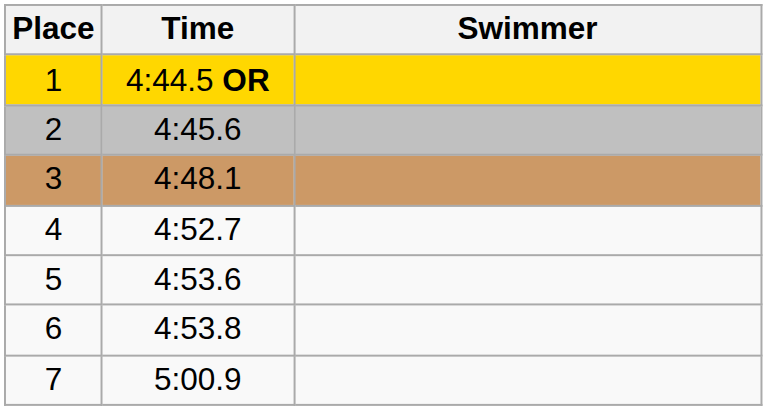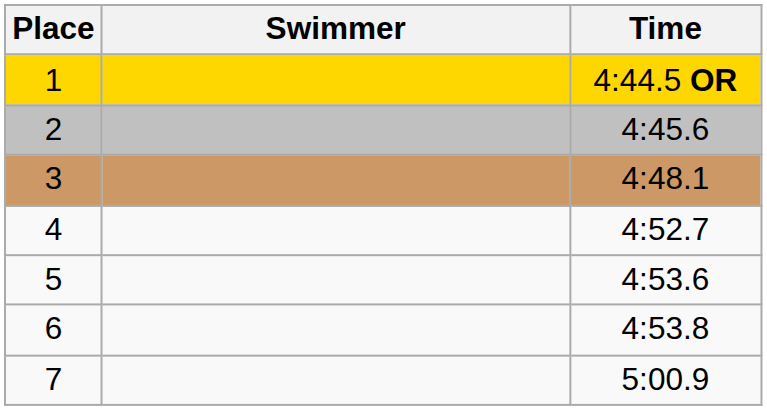columns swapped: (528, 29) <-> (198, 29)
